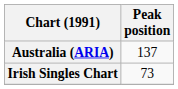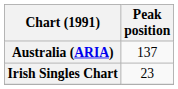(147, 73) 73 -> (147, 73) 23
